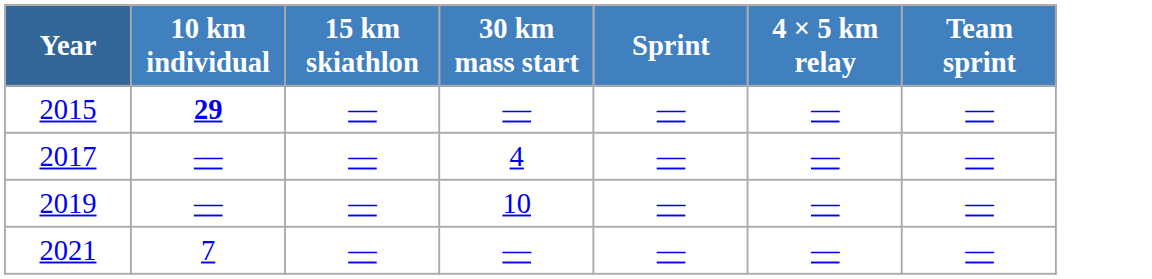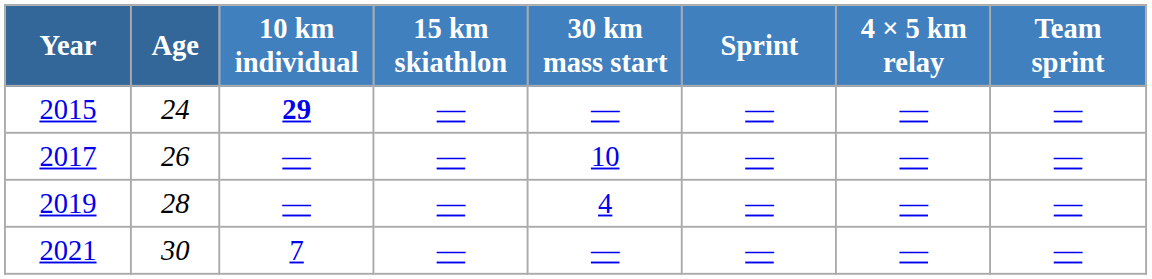+ column: (175, 45)
(517, 156) 4 -> (605, 156) 10
(517, 203) 10 -> (605, 203) 4
